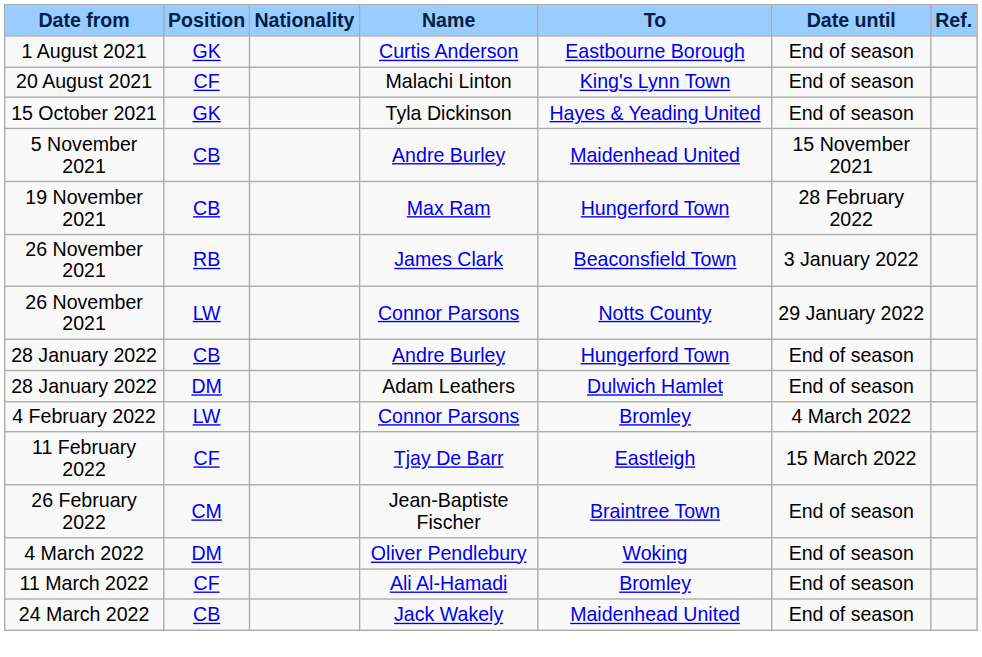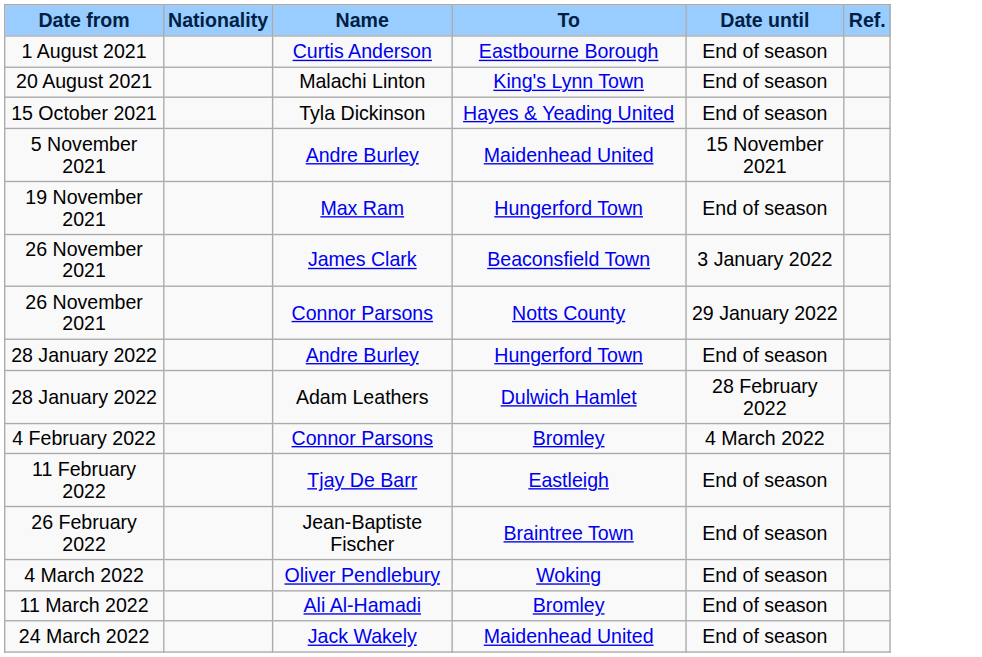- column: (207, 21)
(851, 208) 28 February 2022 -> (765, 208) End of season
(851, 386) End of season -> (765, 397) 28 February 2022
(851, 459) 15 March 2022 -> (765, 481) End of season
